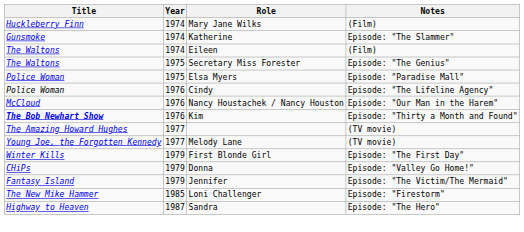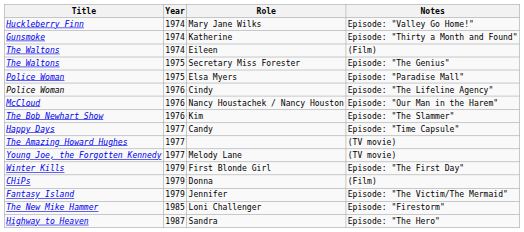(362, 24) (Film) -> (411, 24) Episode: "Valley Go Home!"
(401, 37) Episode: "The Slammer" -> (433, 37) Episode: "Thirty a Month and Found"
(55, 116) bold -> (55, 116) normal
(433, 116) Episode: "Thirty a Month and Found" -> (401, 116) Episode: "The Slammer"
+ row: (201, 129)
(411, 169) Episode: "Valley Go Home!" -> (362, 182) (Film)
